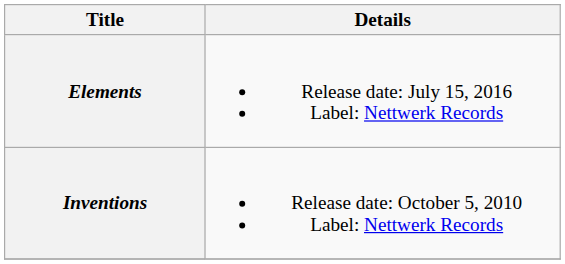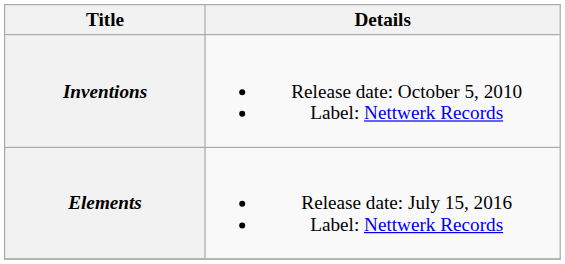rows swapped: (105, 203) <-> (105, 90)
